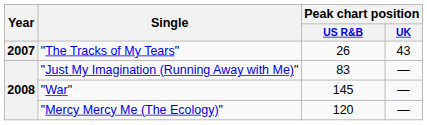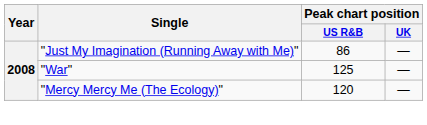- row: (110, 50)
(343, 70) 83 -> (343, 50) 86
(343, 90) 145 -> (343, 70) 125
